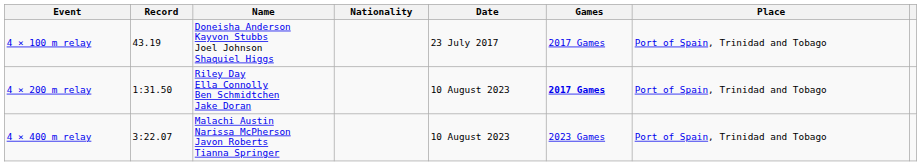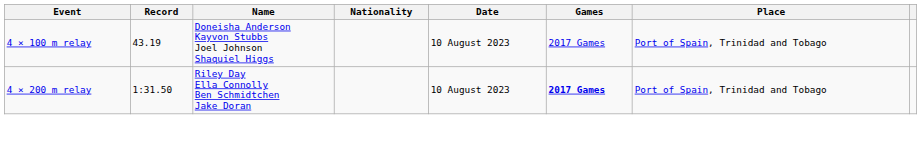(465, 43) 23 July 2017 -> (470, 43) 10 August 2023
- row: (49, 138)
